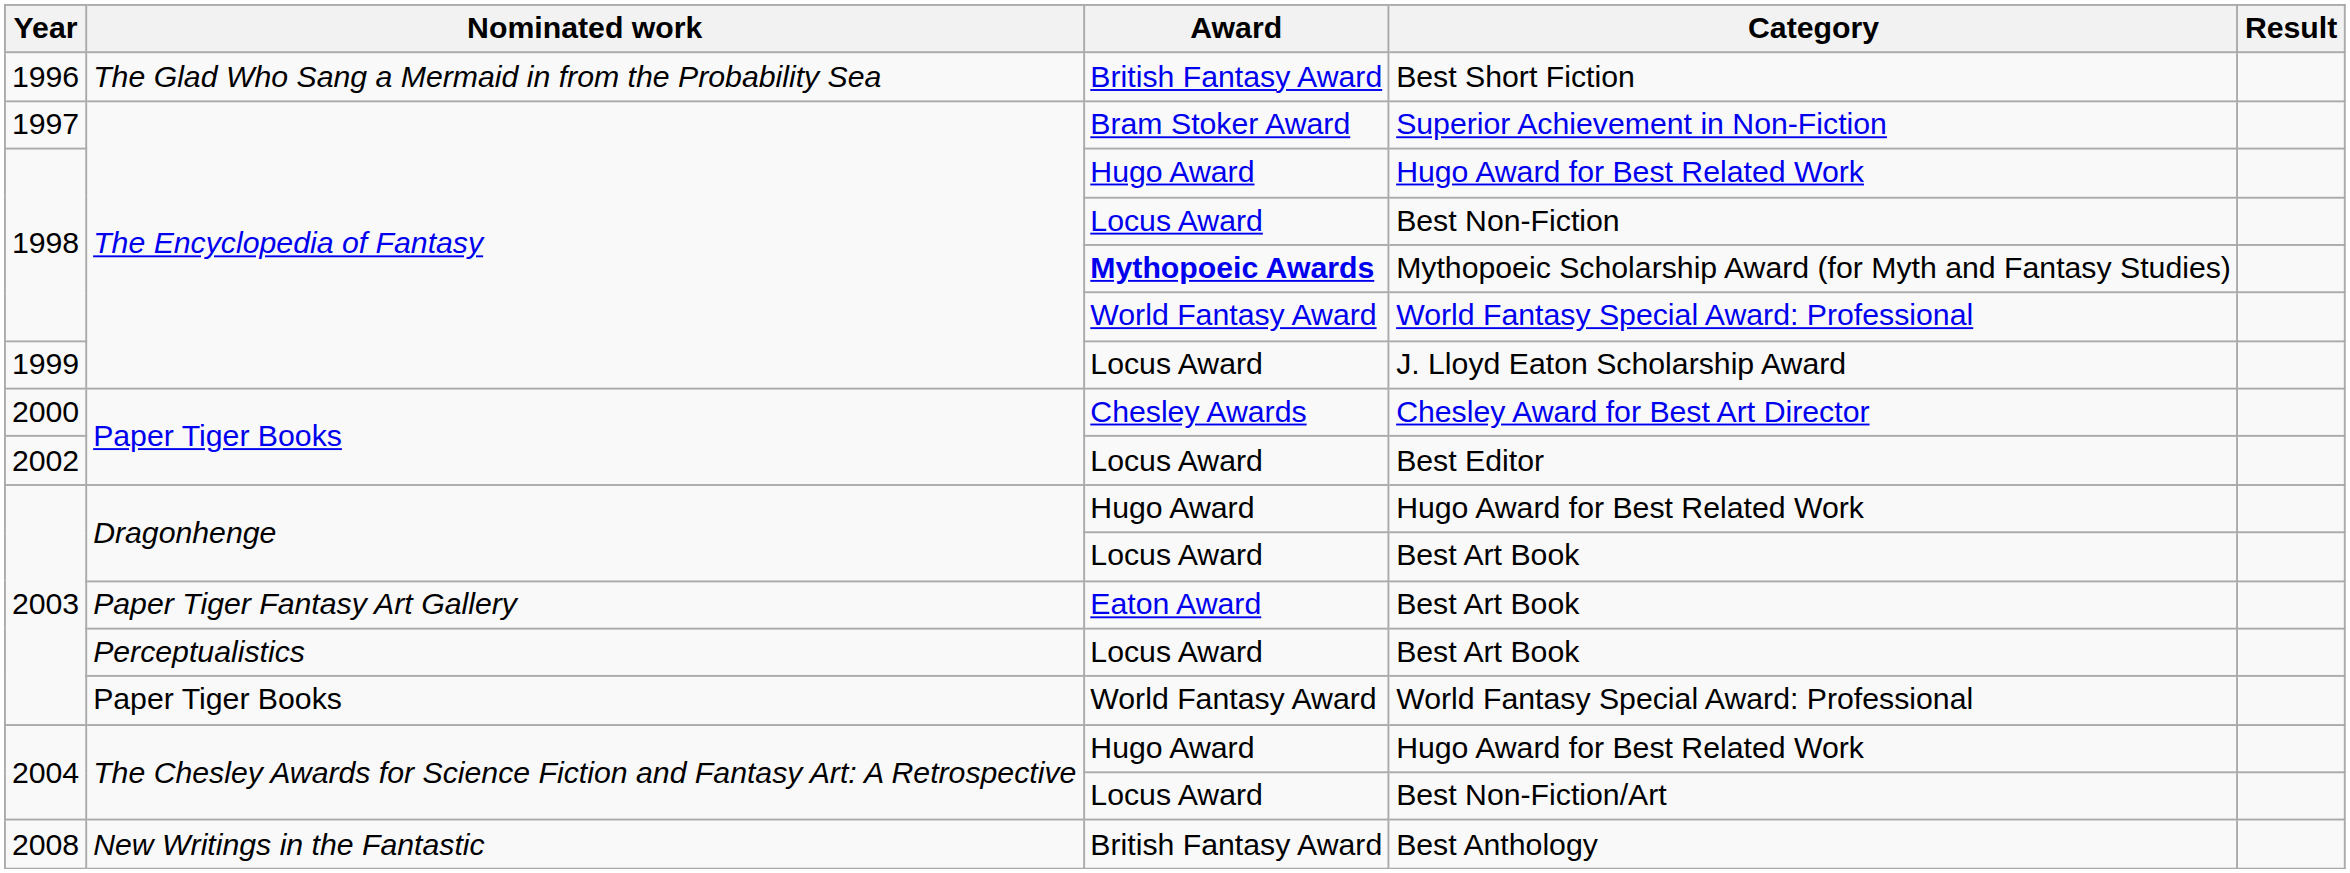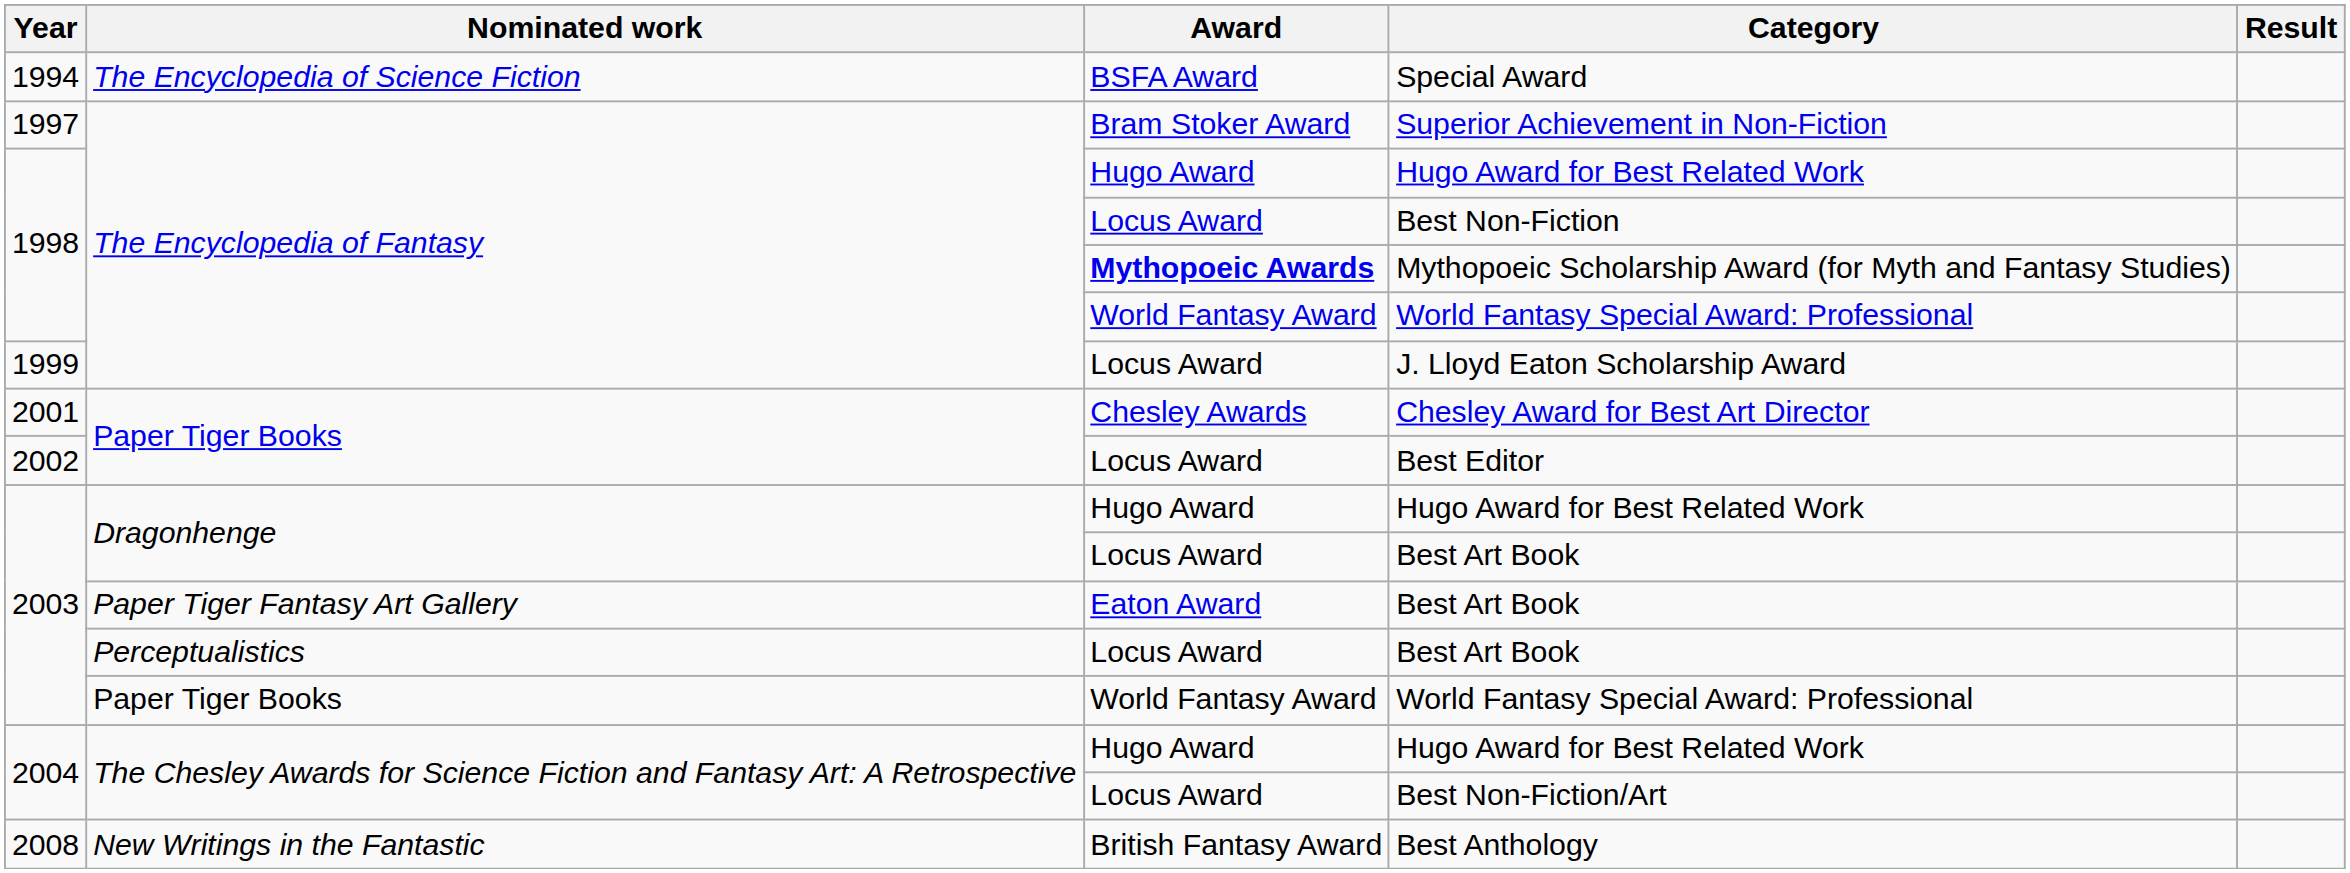+ row: (337, 76)
- row: (487, 76)
(46, 412) 2000 -> (46, 412) 2001
